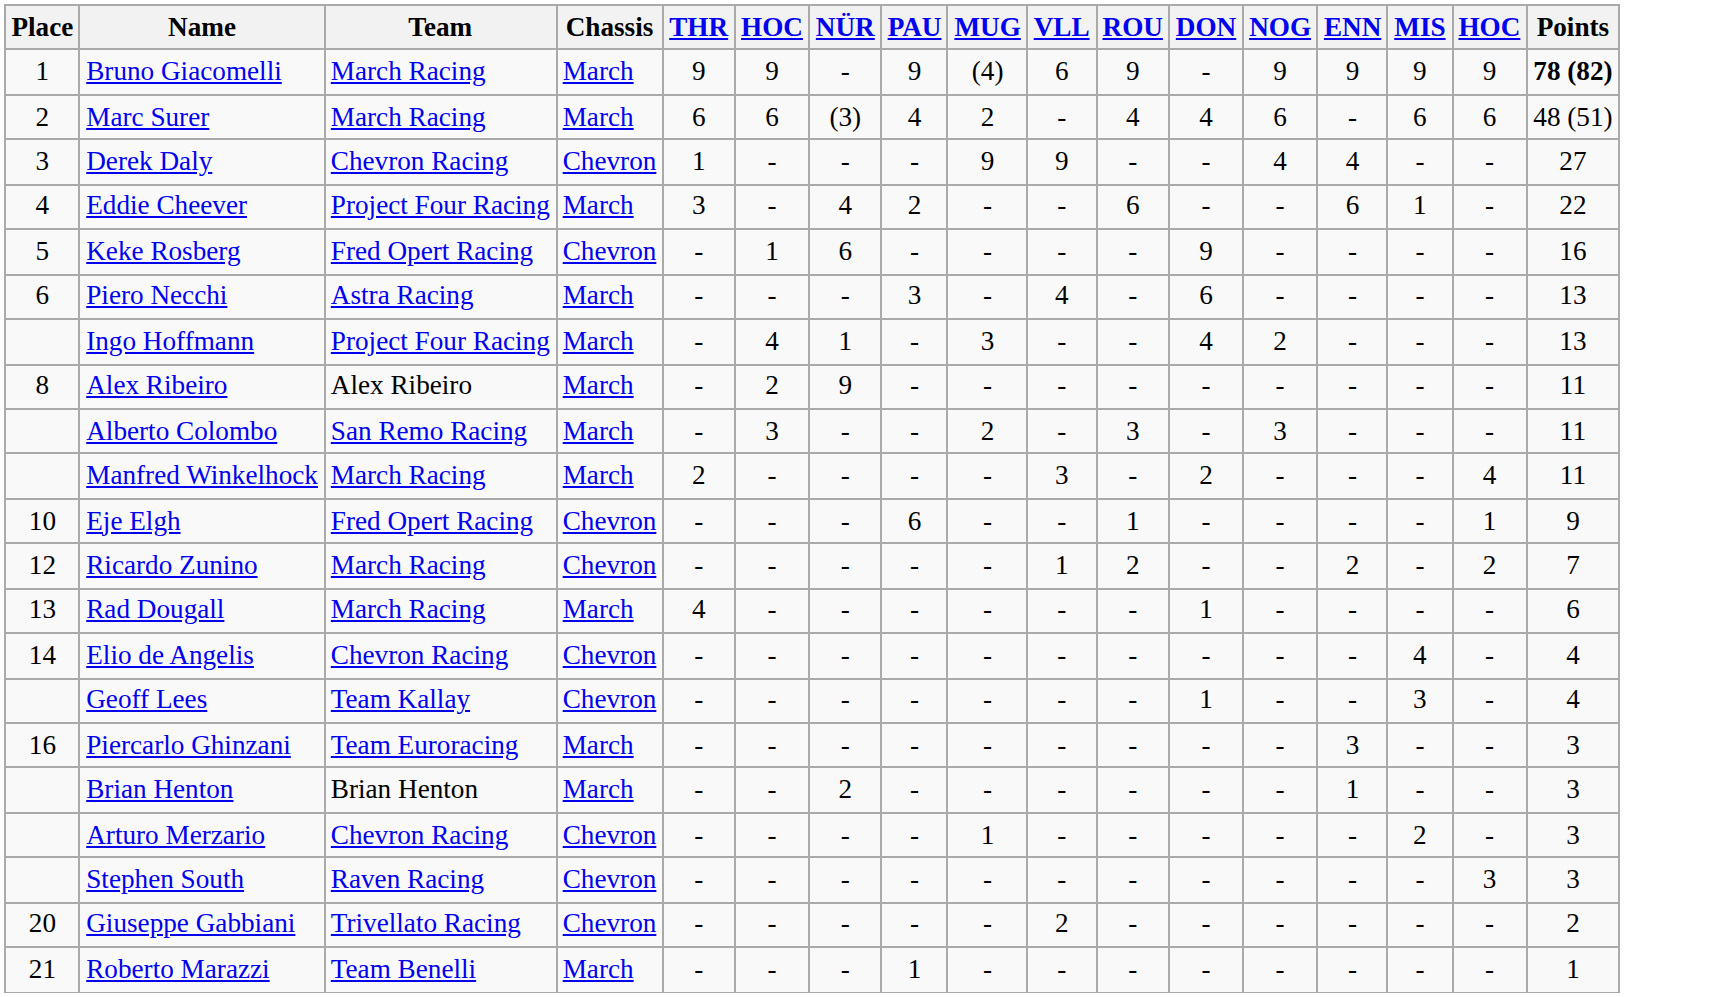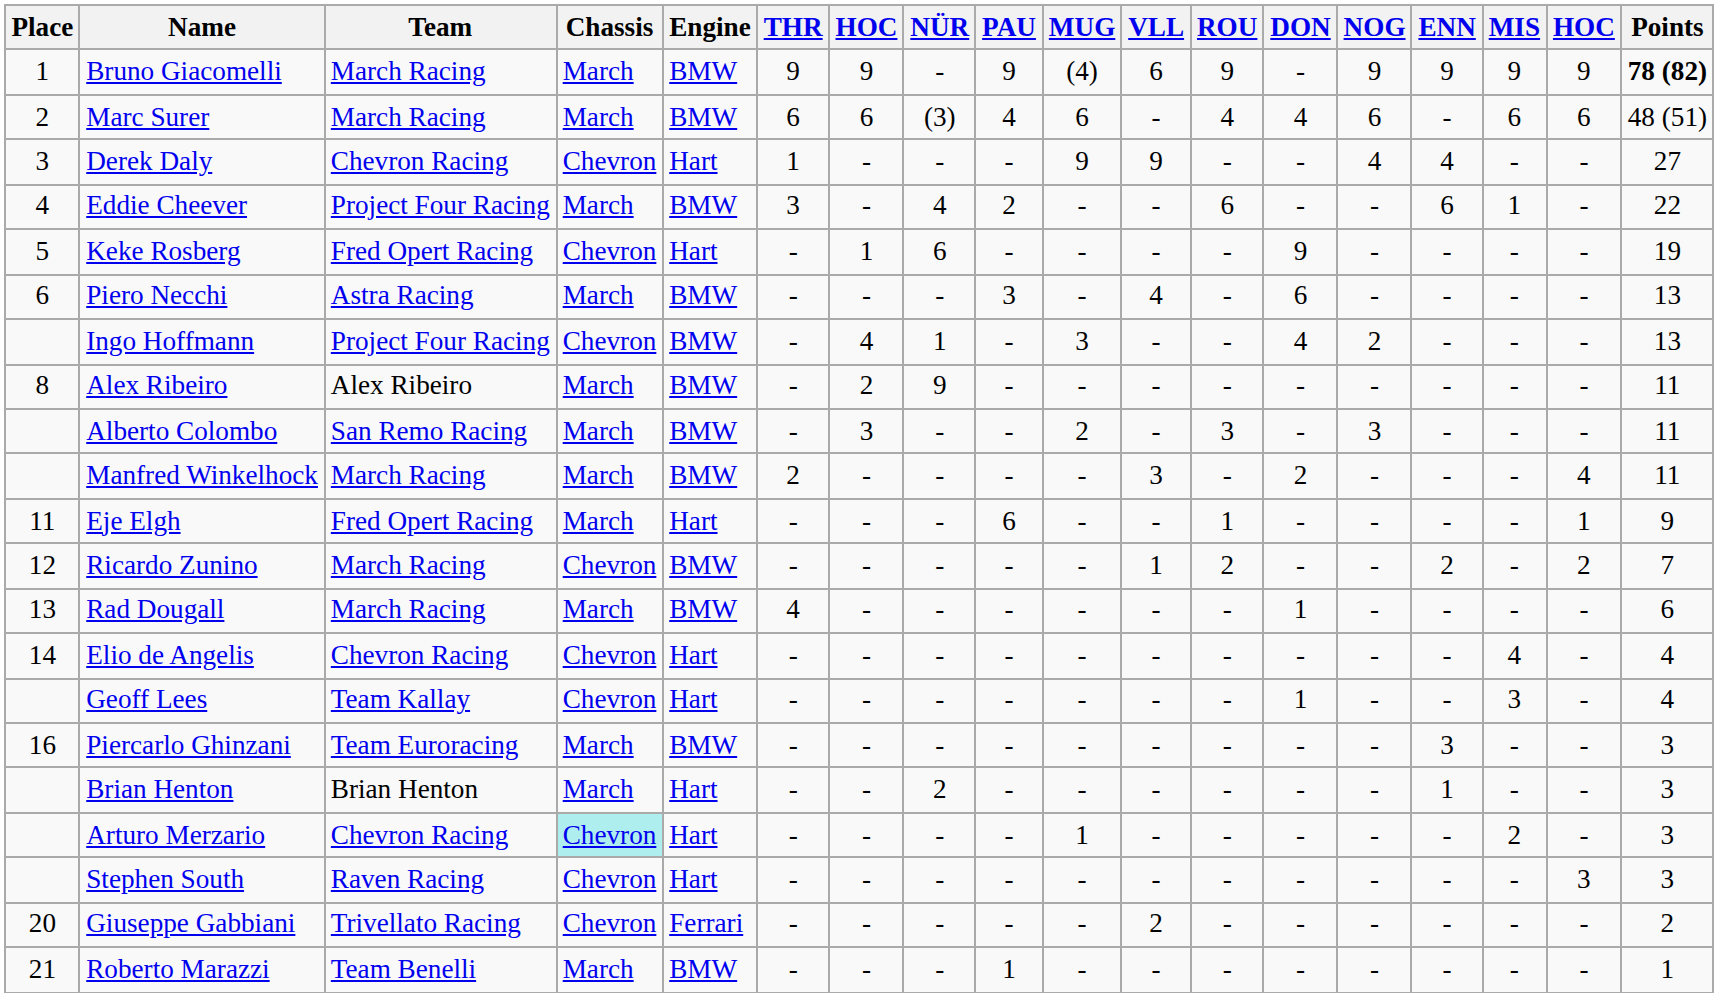+ column: (710, 26)
(988, 116) 2 -> (1082, 116) 6
(1573, 250) 16 -> (1667, 250) 19
(598, 340) March -> (610, 340) Chevron
(42, 520) 10 -> (42, 520) 11
(610, 520) Chevron -> (598, 520) March
(610, 834) no background -> (610, 834) paleturquoise background
